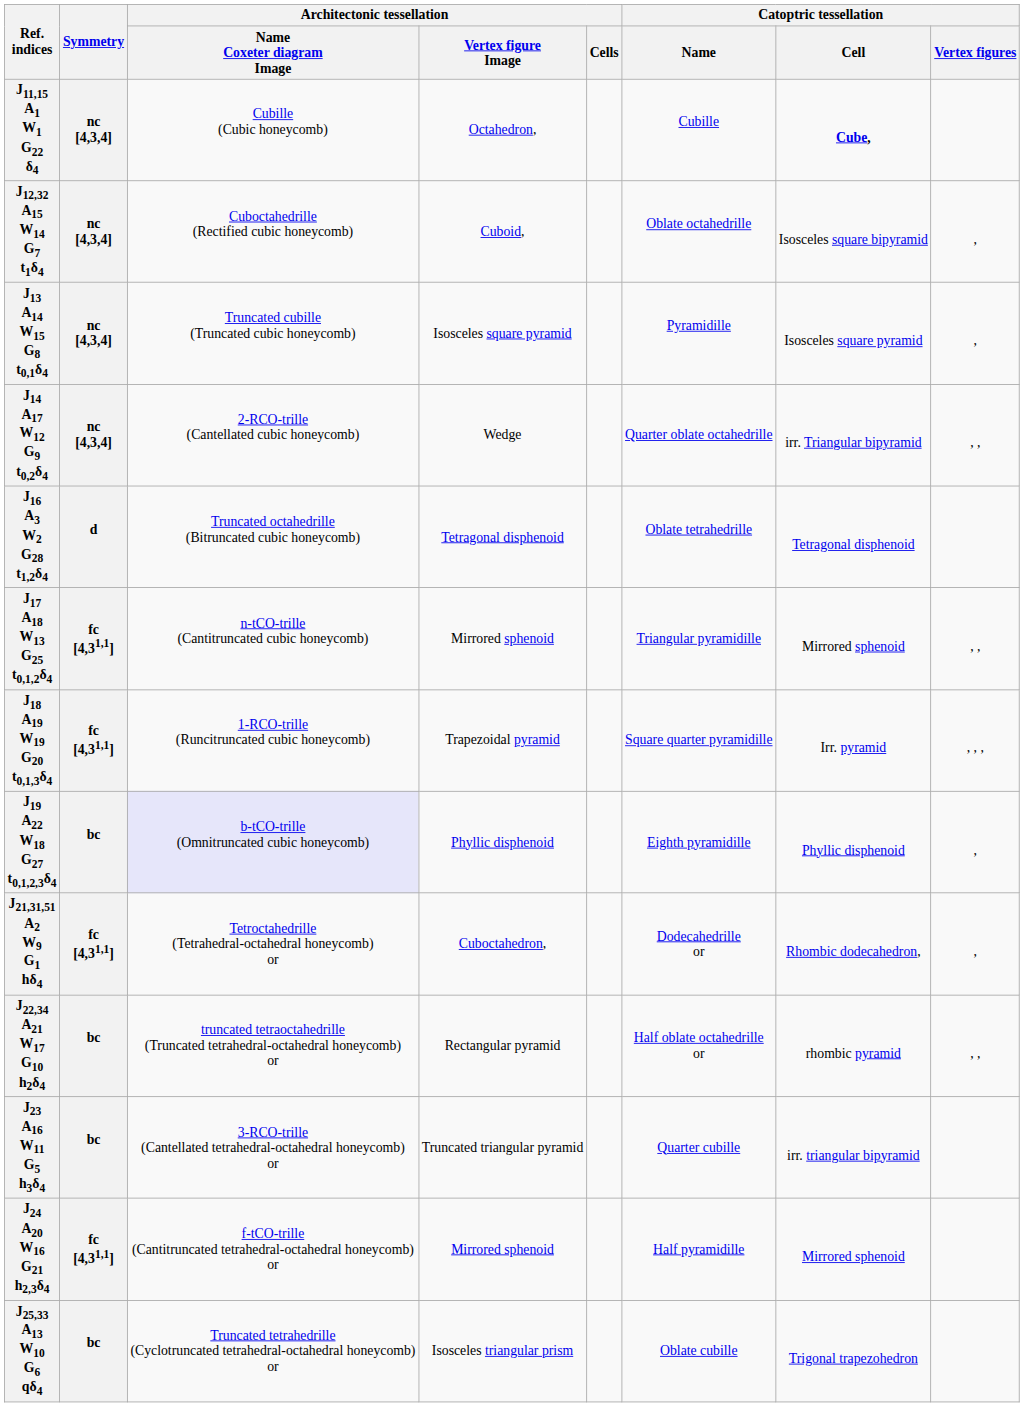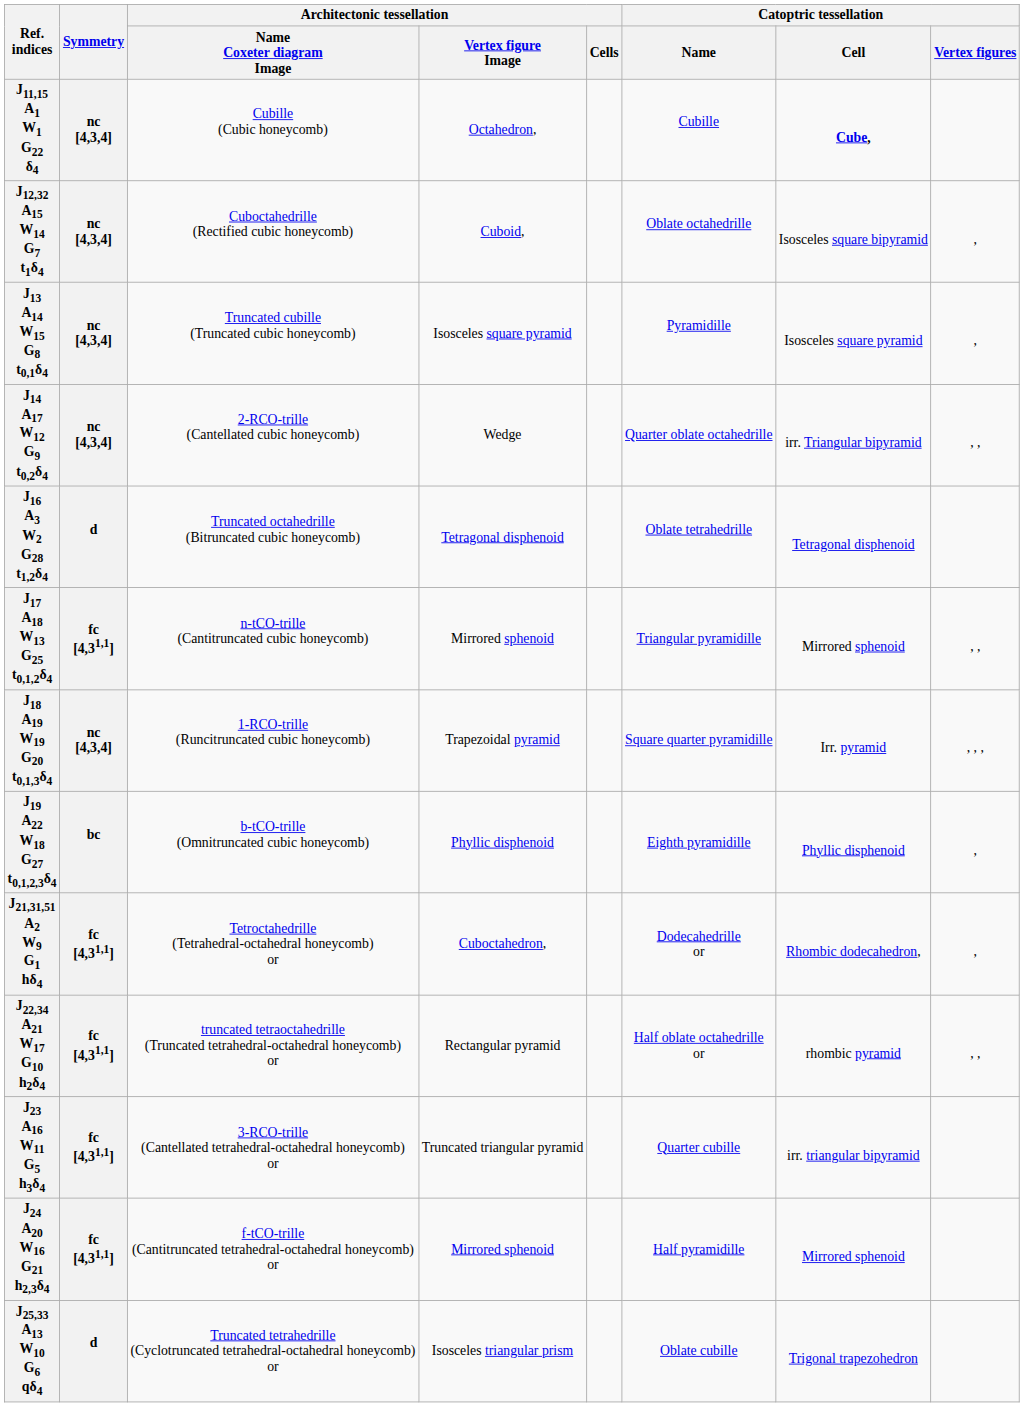(94, 740) fc [4,31,1] -> (94, 740) nc [4,3,4]
(273, 834) lavender background -> (273, 834) no background
(94, 1037) bc -> (94, 1045) fc [4,31,1]
(94, 1139) bc -> (94, 1147) fc [4,31,1]
(94, 1343) bc -> (94, 1343) d
